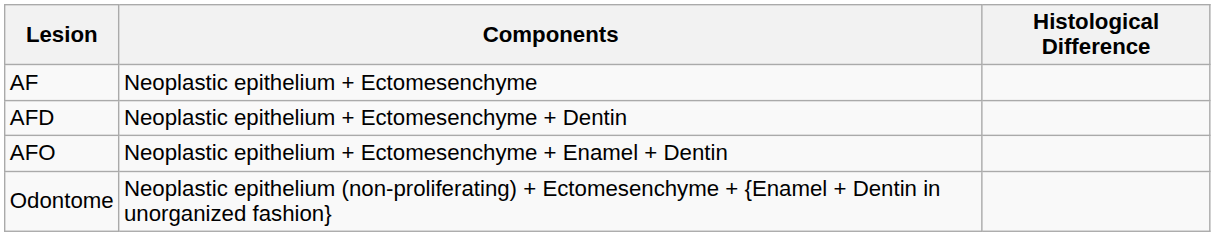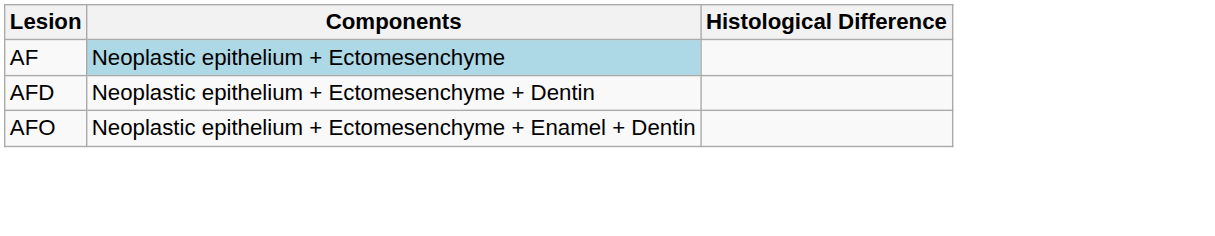(331, 82) no background -> (298, 57) lightblue background
- row: (62, 200)
